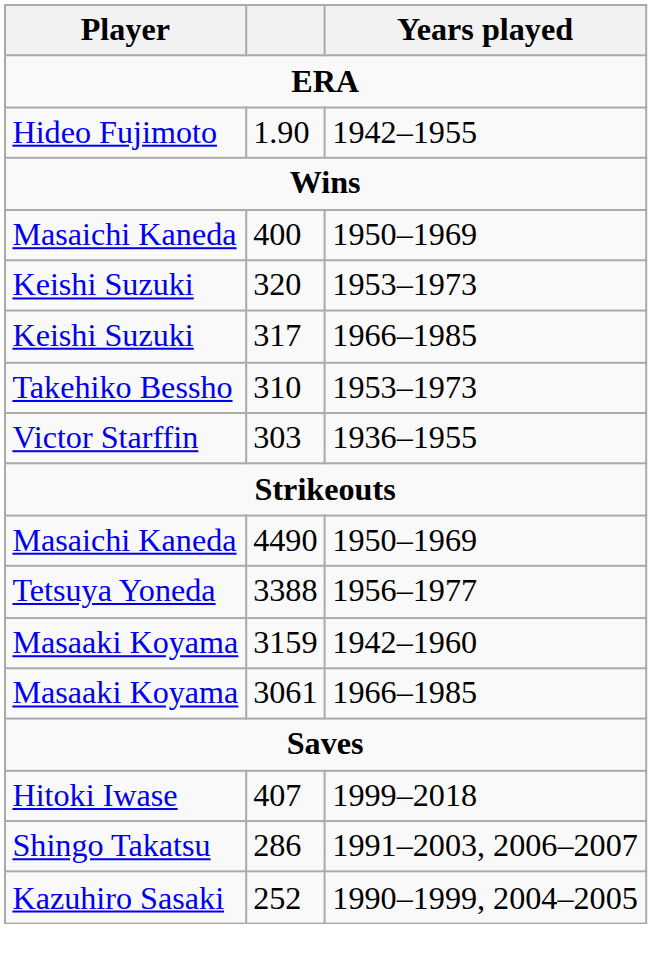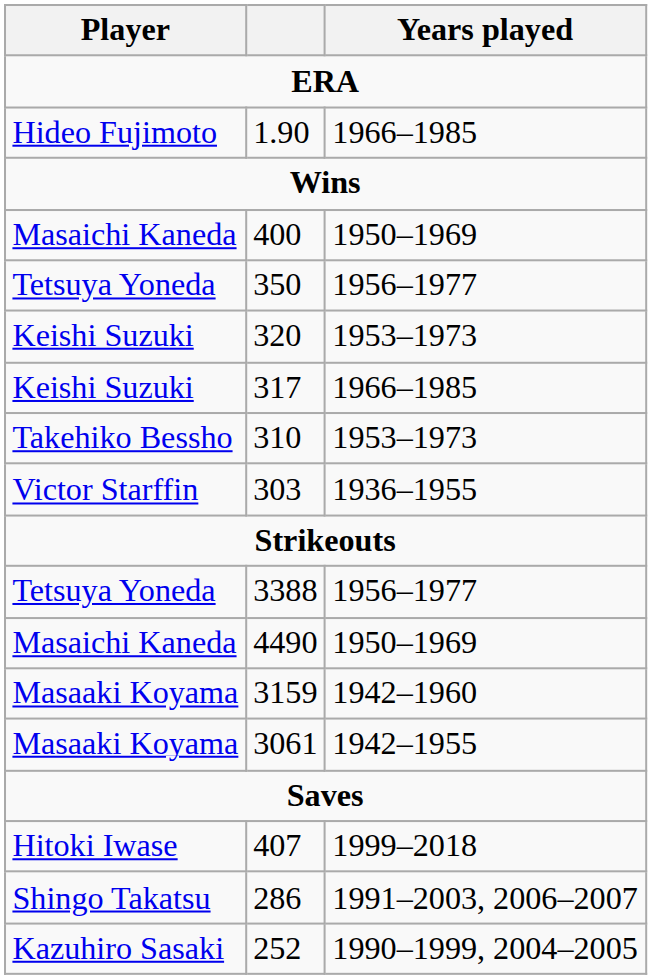(405, 132) 1942–1955 -> (405, 132) 1966–1985
+ row: (277, 285)
rows swapped: (285, 540) <-> (285, 591)
(405, 693) 1966–1985 -> (405, 744) 1942–1955
